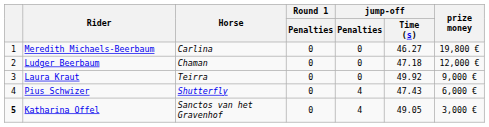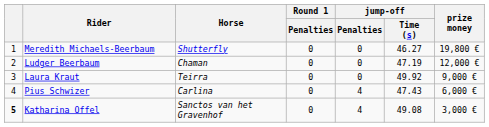(195, 49) Carlina -> (203, 49) Shutterfly
(409, 63) 47.18 -> (409, 63) 47.19
(203, 91) Shutterfly -> (195, 91) Carlina
(409, 110) 49.05 -> (409, 110) 49.08
